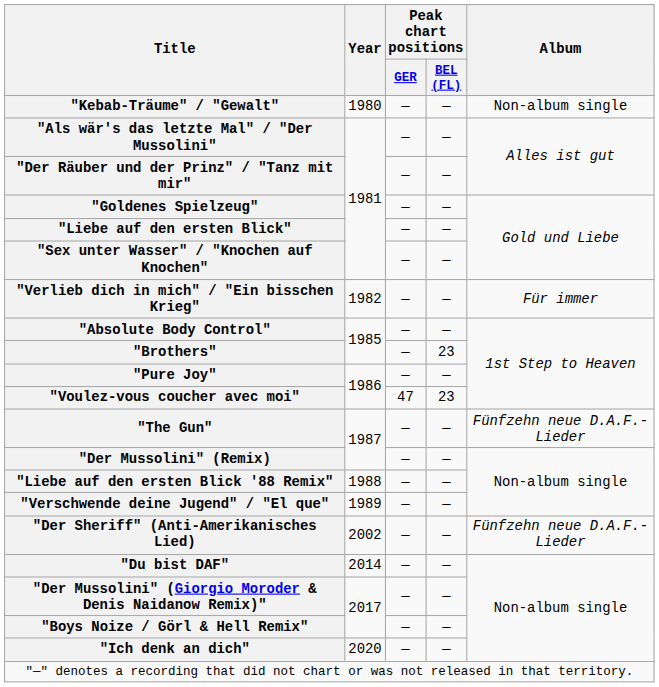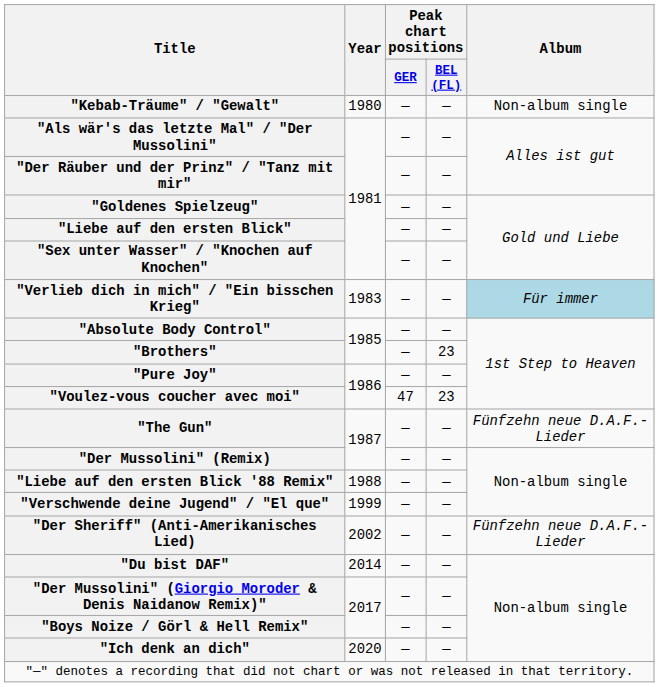(365, 299) 1982 -> (365, 299) 1983
(560, 299) no background -> (560, 299) lightblue background
(365, 504) 1989 -> (365, 504) 1999
